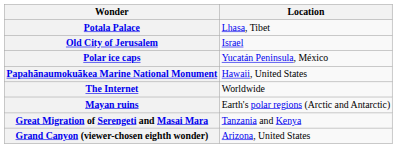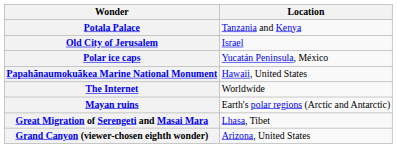(246, 27) Lhasa, Tibet -> (262, 27) Tanzania and Kenya
(262, 120) Tanzania and Kenya -> (246, 120) Lhasa, Tibet
